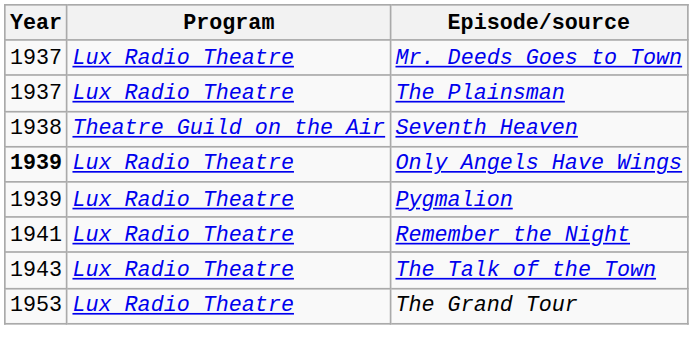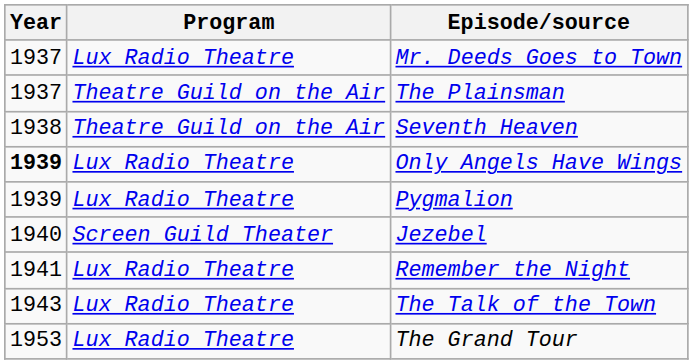(183, 93) Lux Radio Theatre -> (229, 93) Theatre Guild on the Air
+ row: (441, 235)
